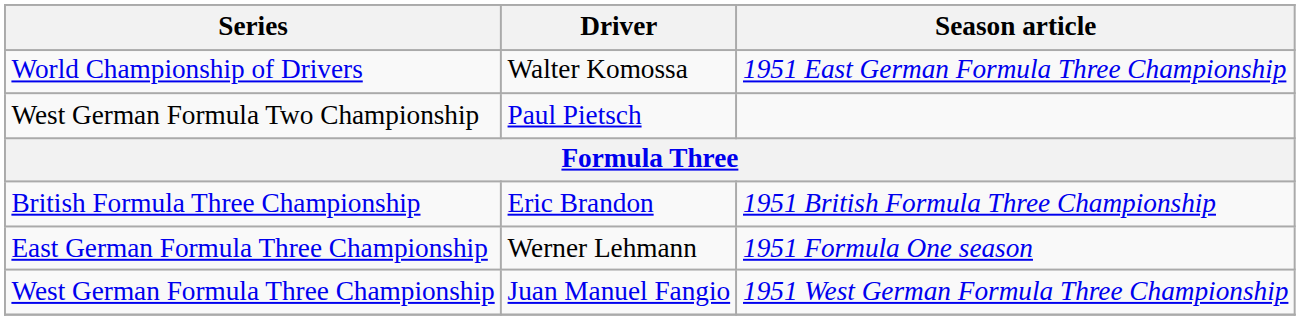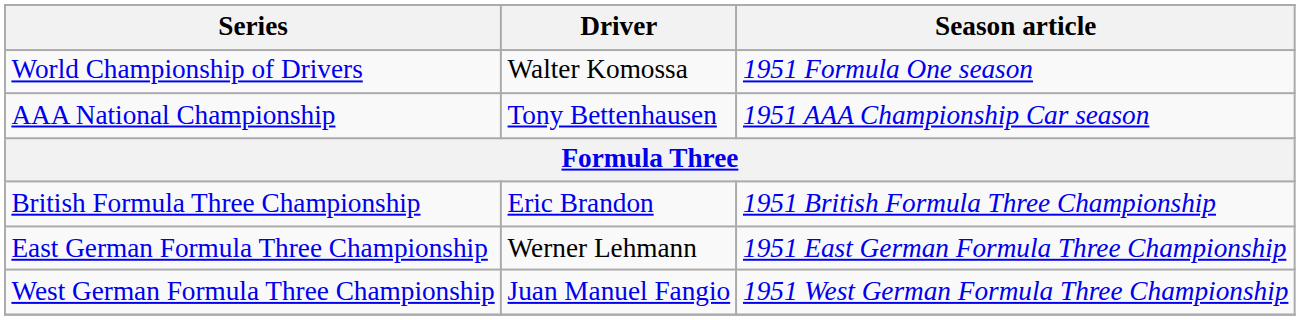(1015, 70) 1951 East German Formula Three Championship -> (888, 70) 1951 Formula One season
+ row: (173, 114)
- row: (245, 114)
(888, 247) 1951 Formula One season -> (1015, 247) 1951 East German Formula Three Championship
